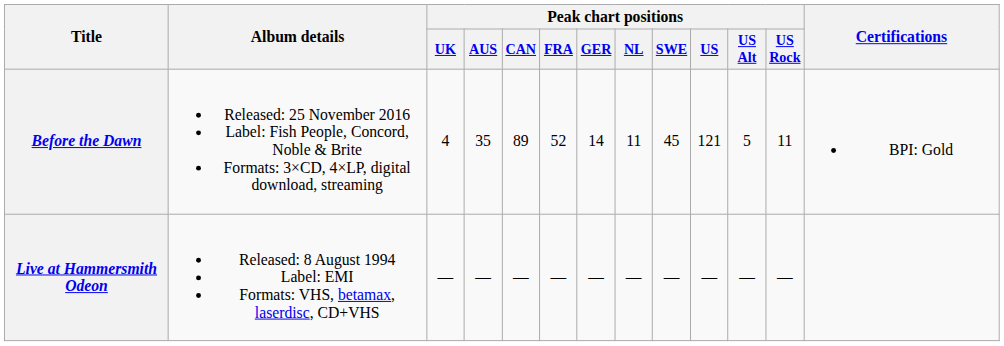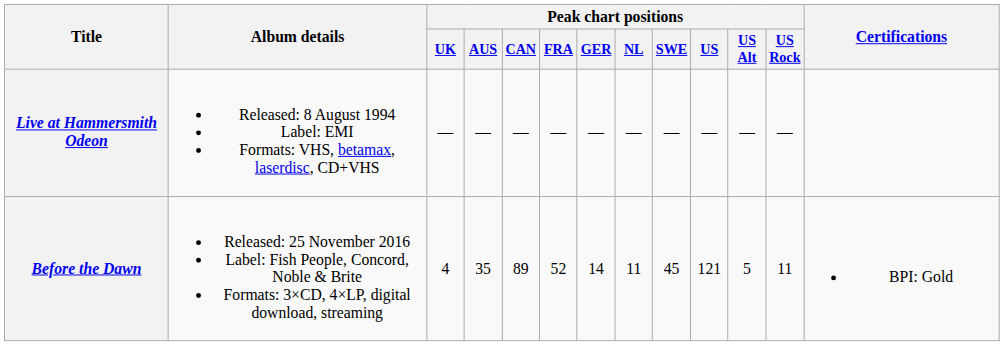rows swapped: (87, 277) <-> (87, 141)
